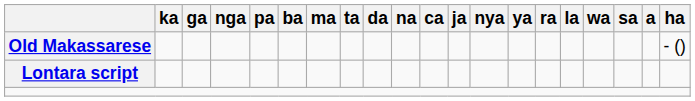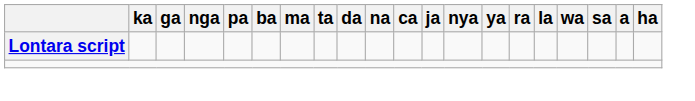- row: (80, 45)
